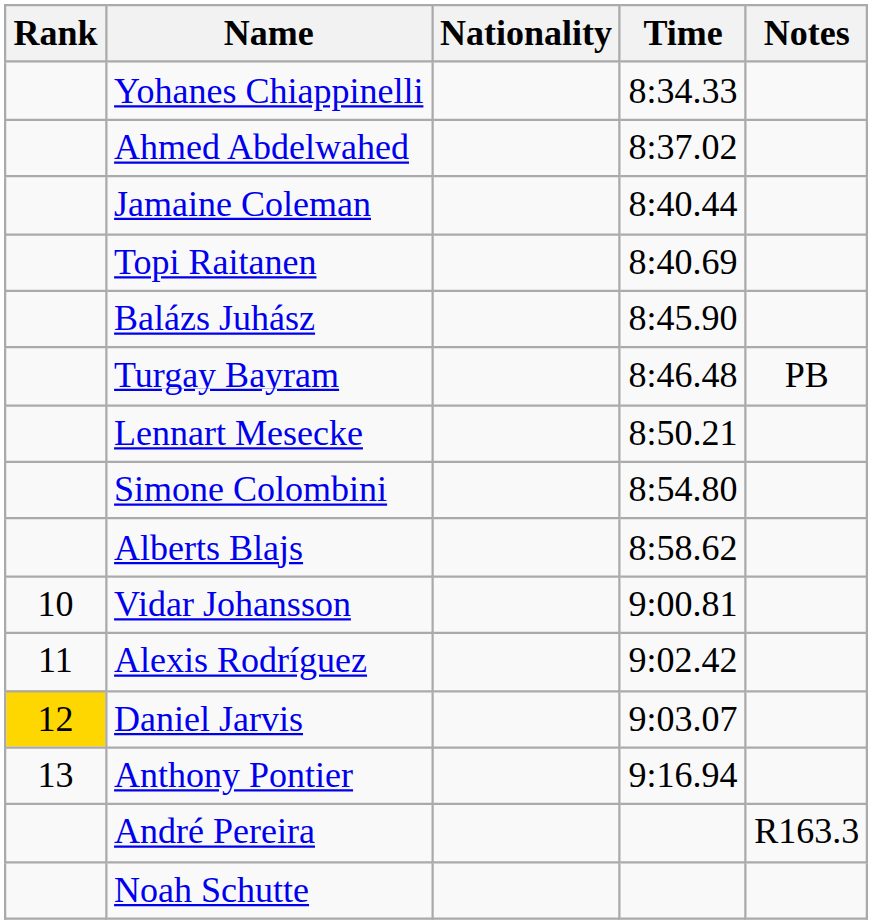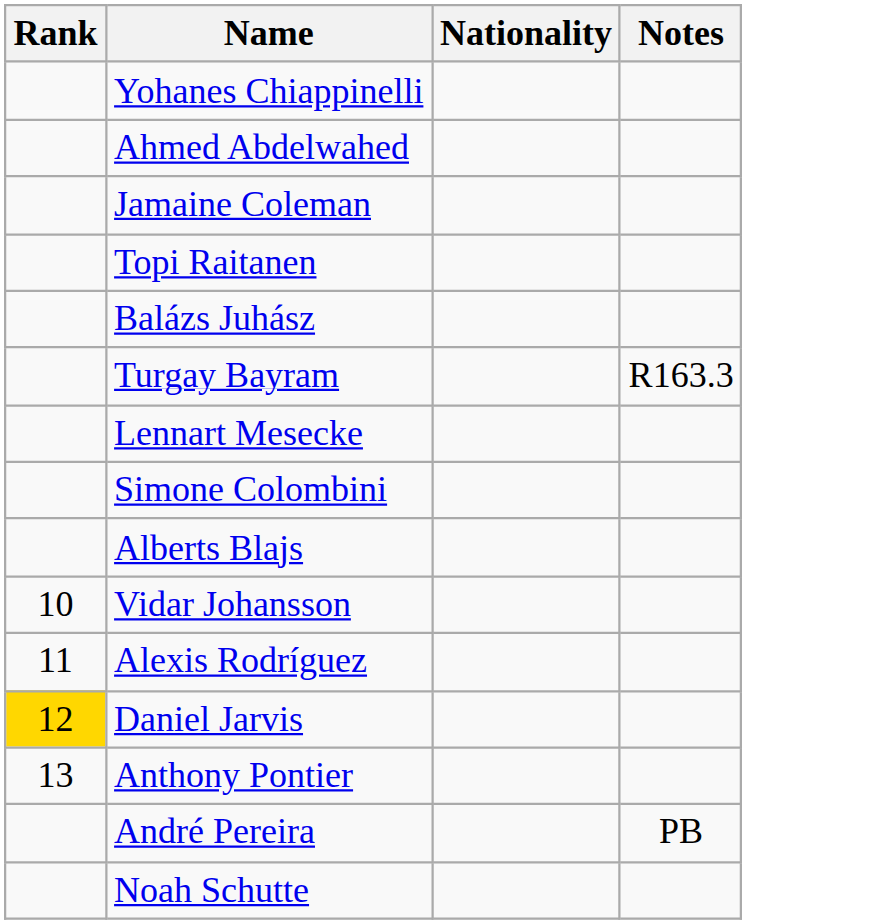- column: (683, 33)
(807, 375) PB -> (681, 375) R163.3
(807, 832) R163.3 -> (681, 832) PB
